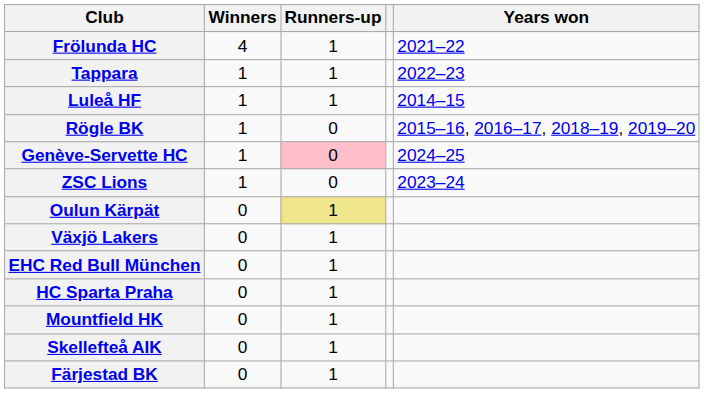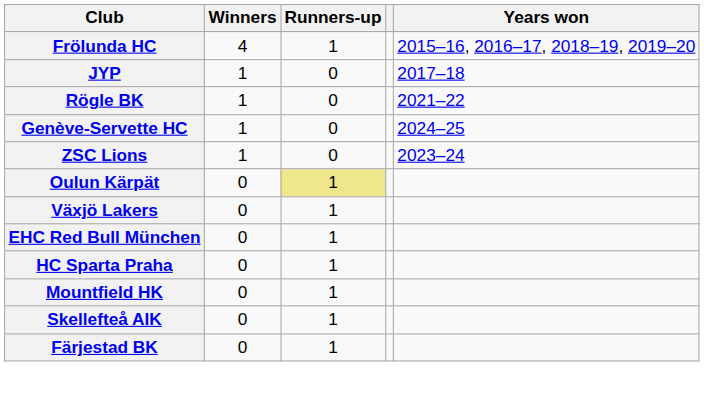(431, 45) 2021–22 -> (546, 45) 2015–16, 2016–17, 2018–19, 2019–20
- row: (105, 73)
- row: (105, 100)
+ row: (105, 73)
(546, 127) 2015–16, 2016–17, 2018–19, 2019–20 -> (431, 100) 2021–22
(333, 155) pink background -> (333, 127) no background
